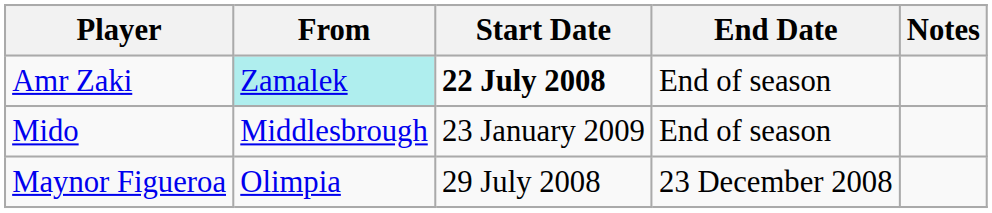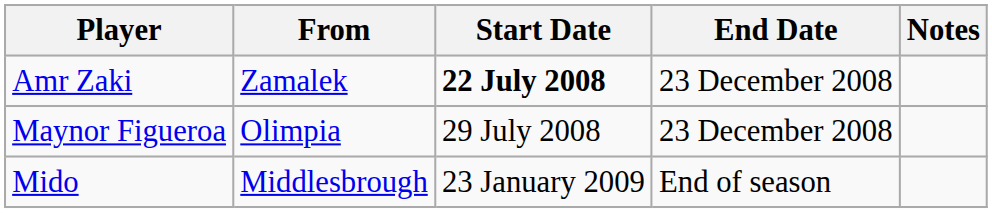(294, 80) paleturquoise background -> (294, 80) no background
(745, 80) End of season -> (776, 80) 23 December 2008
rows swapped: (119, 181) <-> (45, 131)
